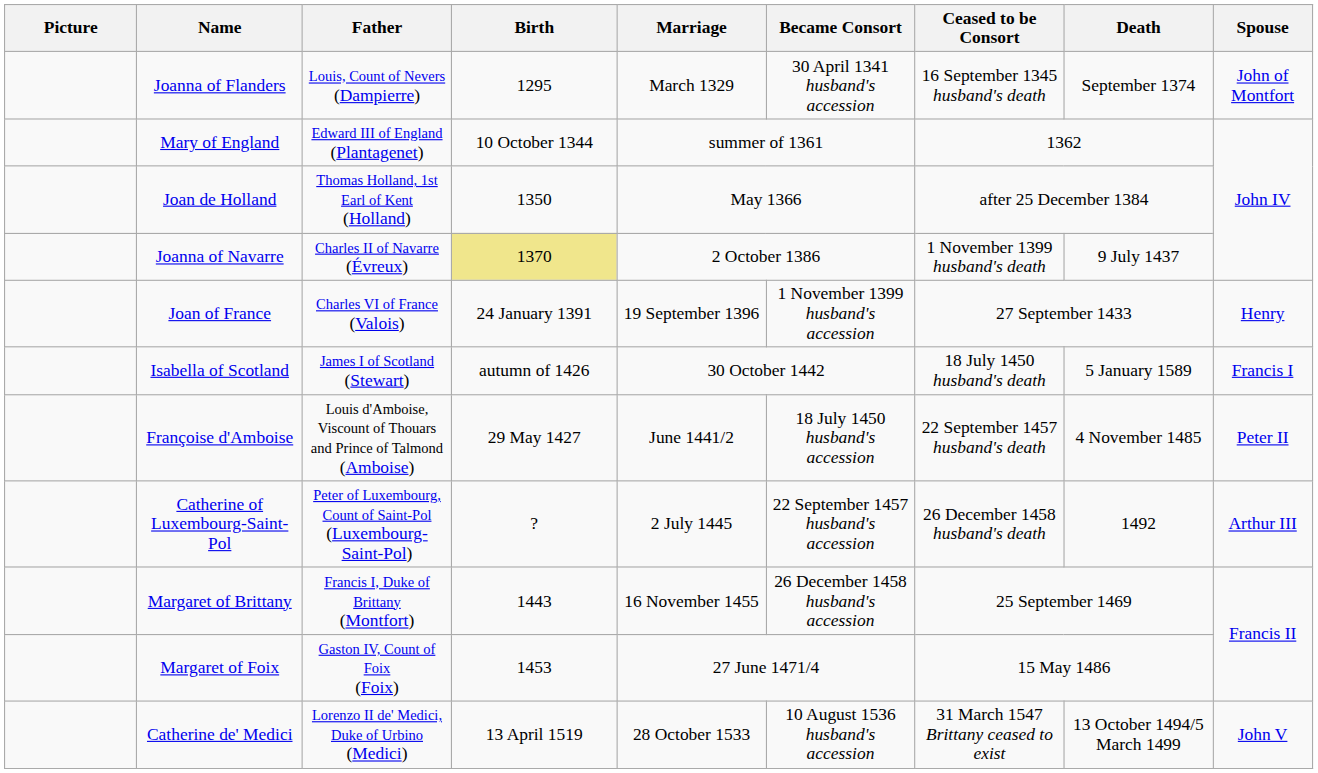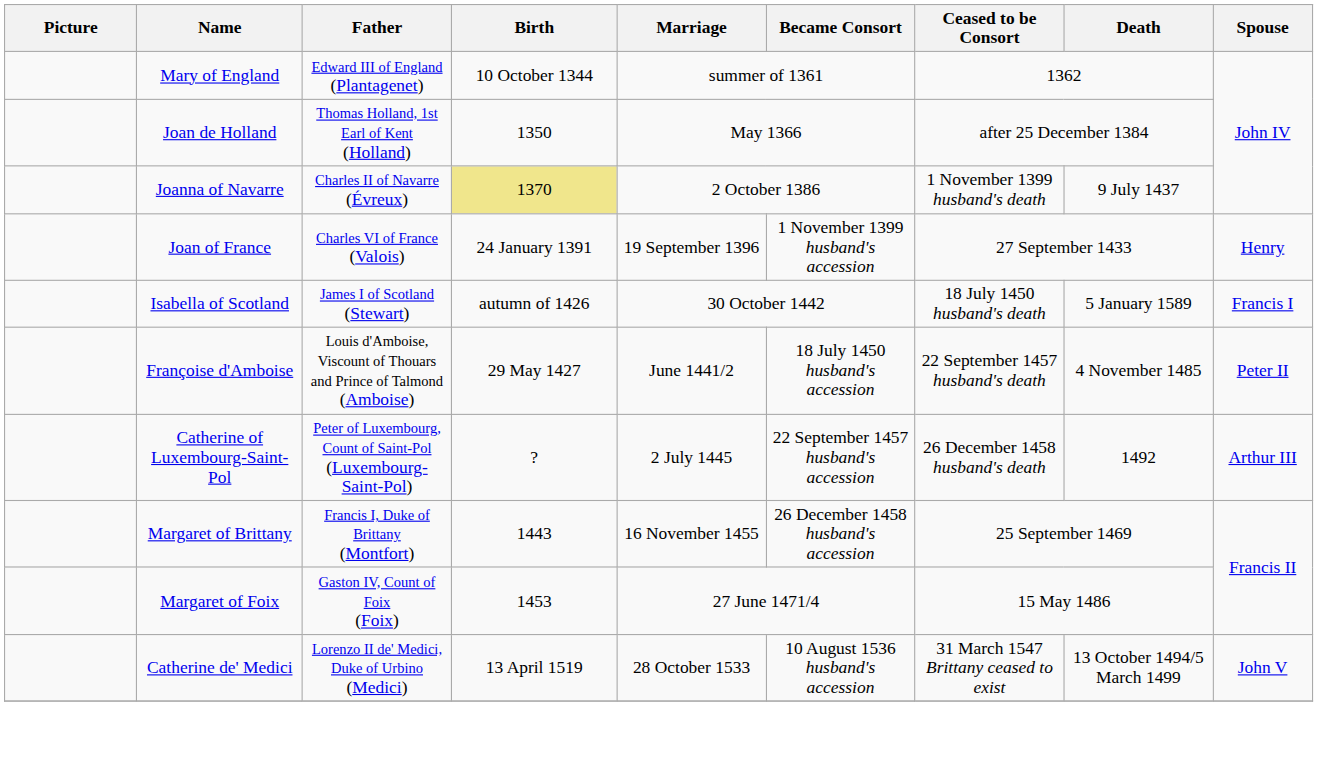- row: (220, 85)
